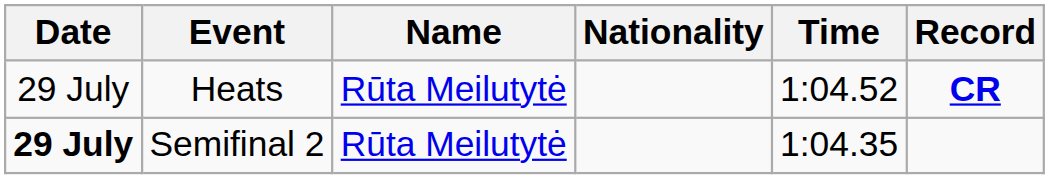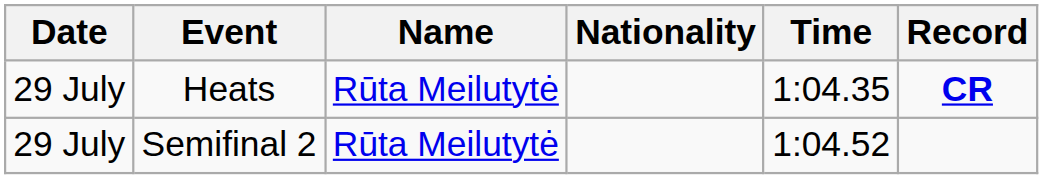(839, 88) 1:04.52 -> (831, 88) 1:04.35
(73, 144) bold -> (69, 144) normal
(839, 144) 1:04.35 -> (831, 144) 1:04.52
